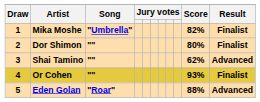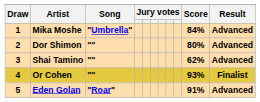(196, 31) 82% -> (196, 31) 84%
(232, 31) Finalist -> (232, 31) Advanced
(232, 46) Finalist -> (232, 46) Advanced
(196, 90) 88% -> (196, 90) 91%
